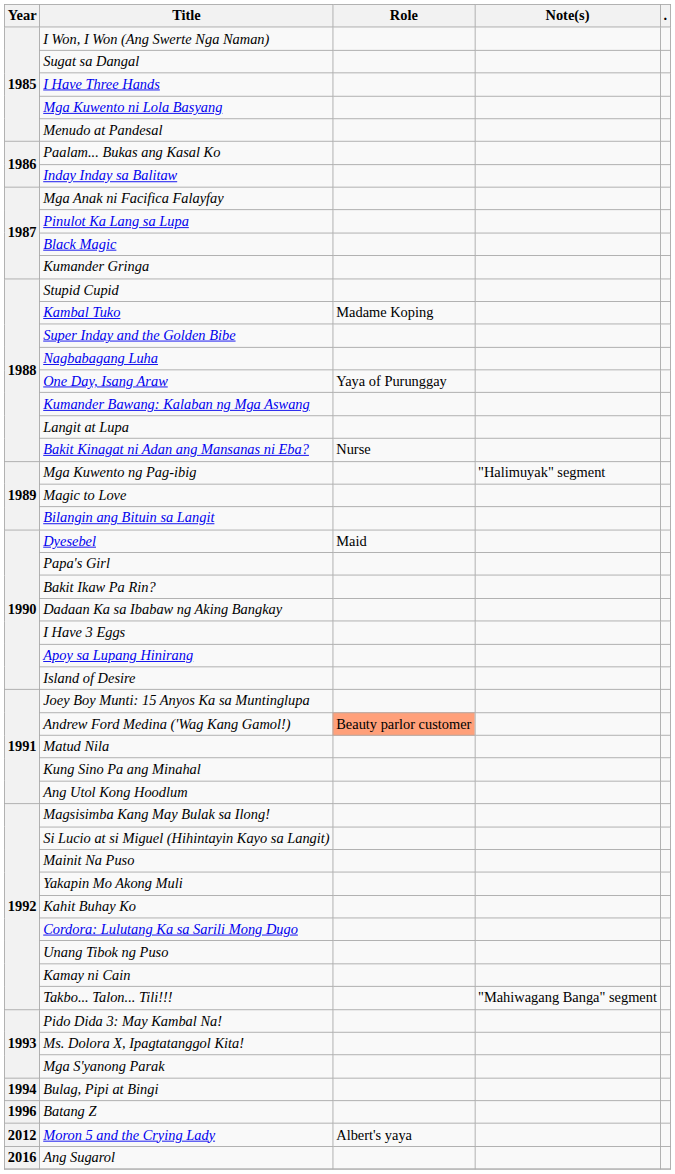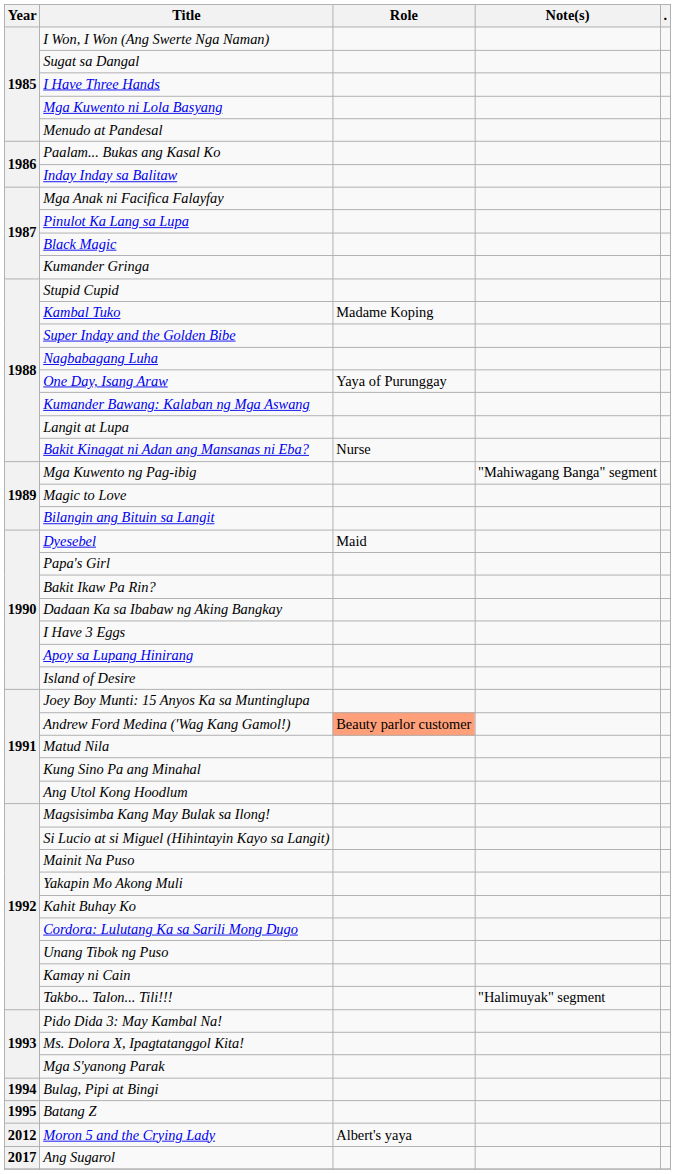(542, 472) "Halimuyak" segment -> (567, 472) "Mahiwagang Banga" segment
(567, 997) "Mahiwagang Banga" segment -> (542, 997) "Halimuyak" segment
(22, 1112) 1996 -> (22, 1112) 1995
(22, 1157) 2016 -> (22, 1157) 2017
